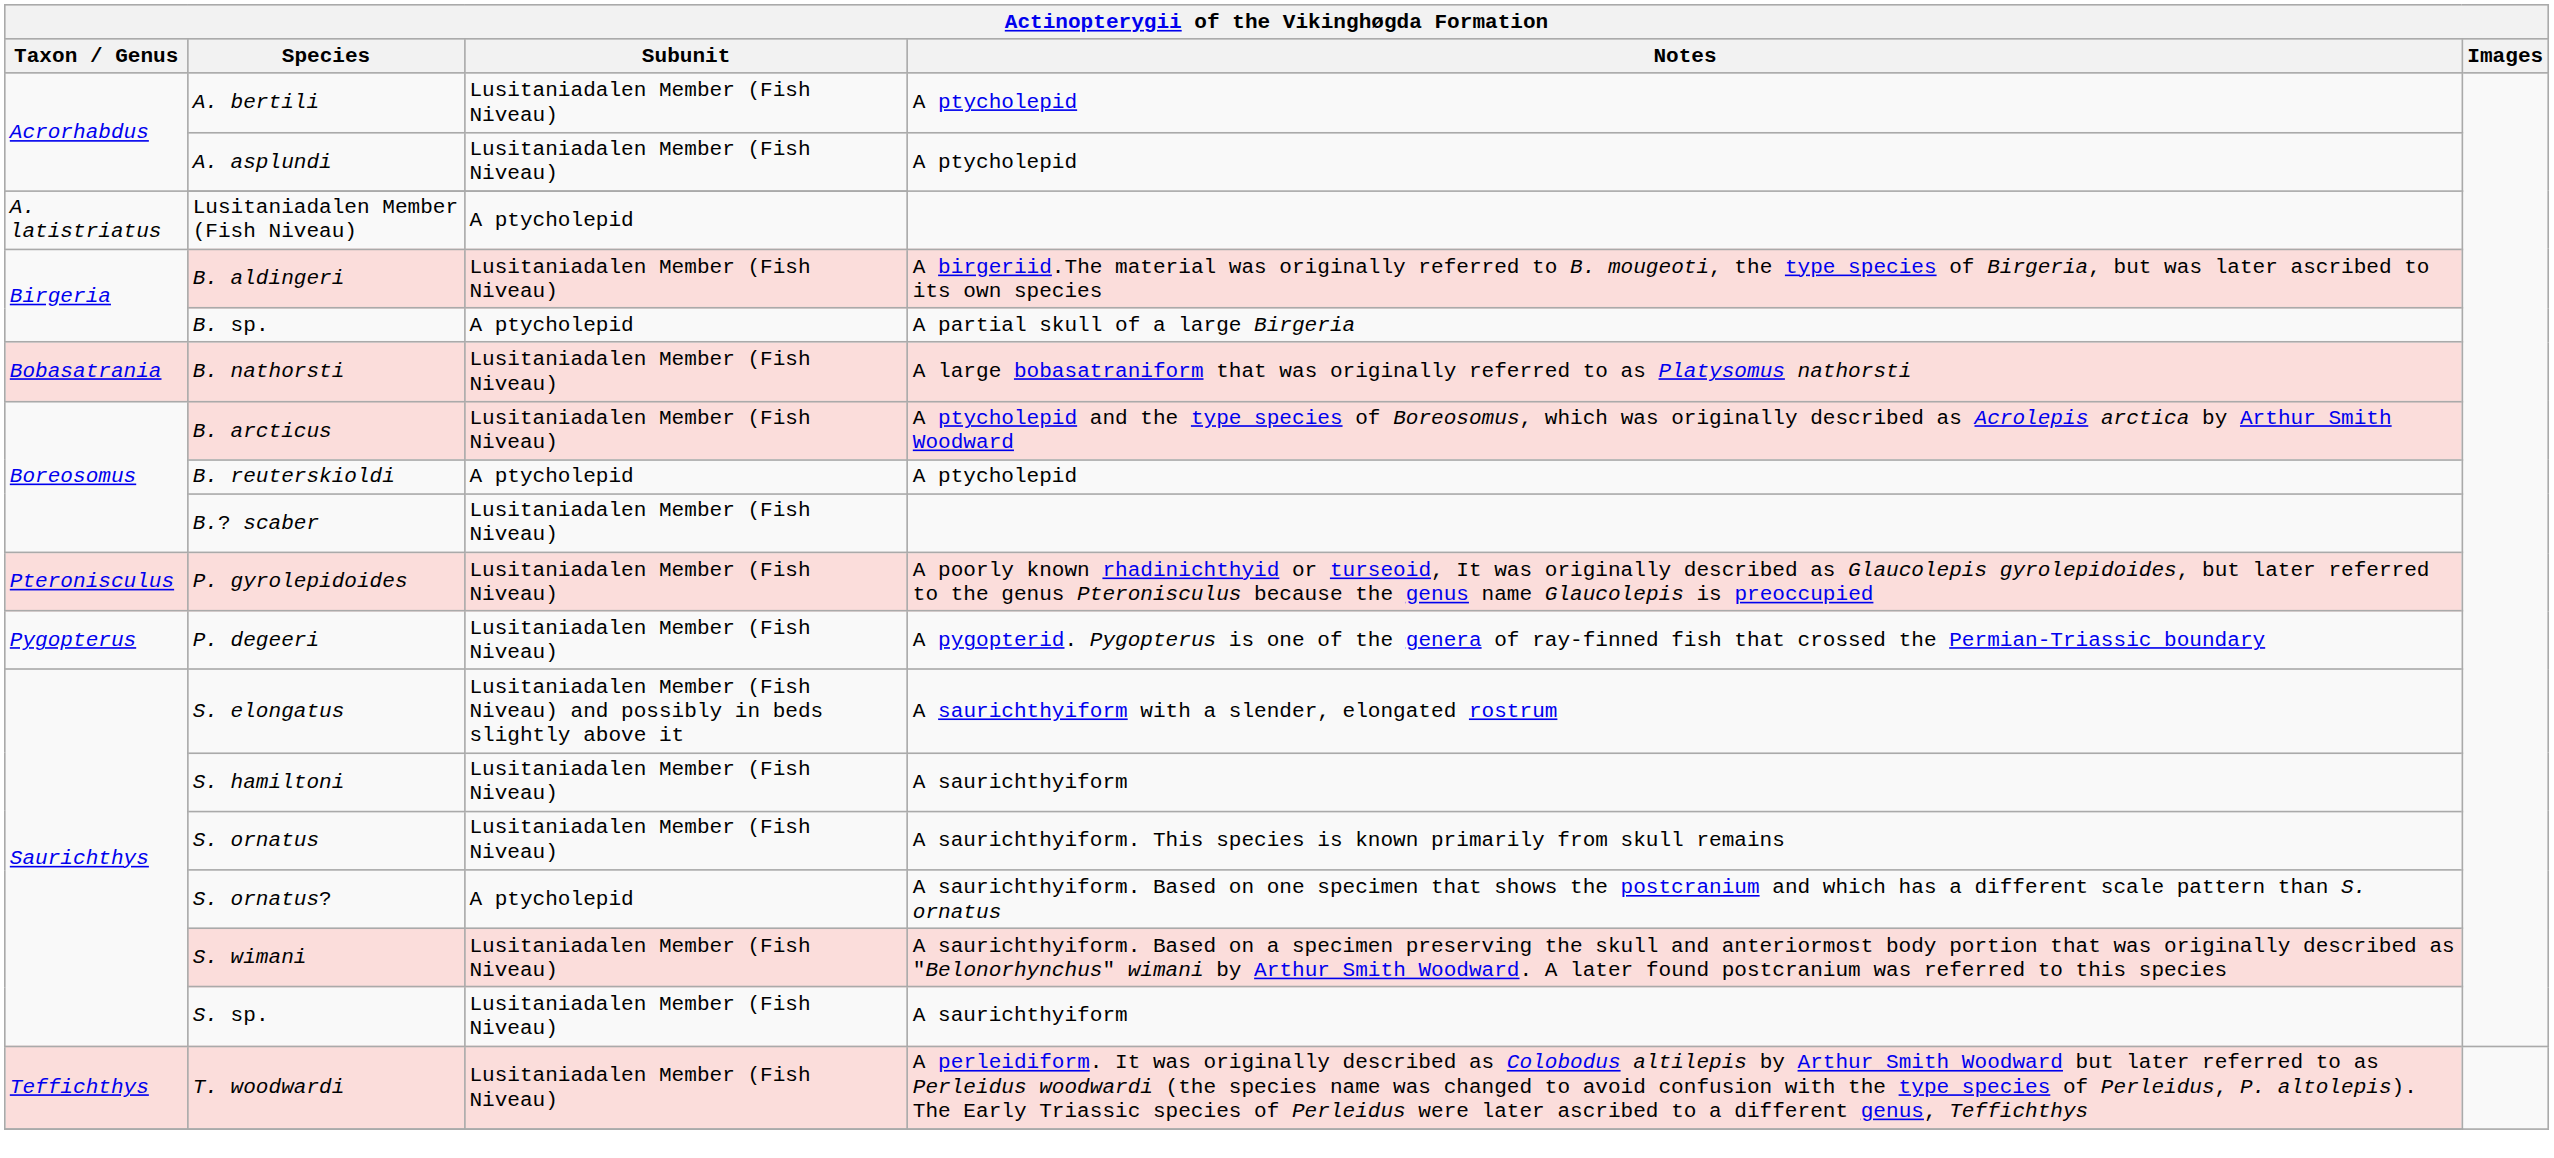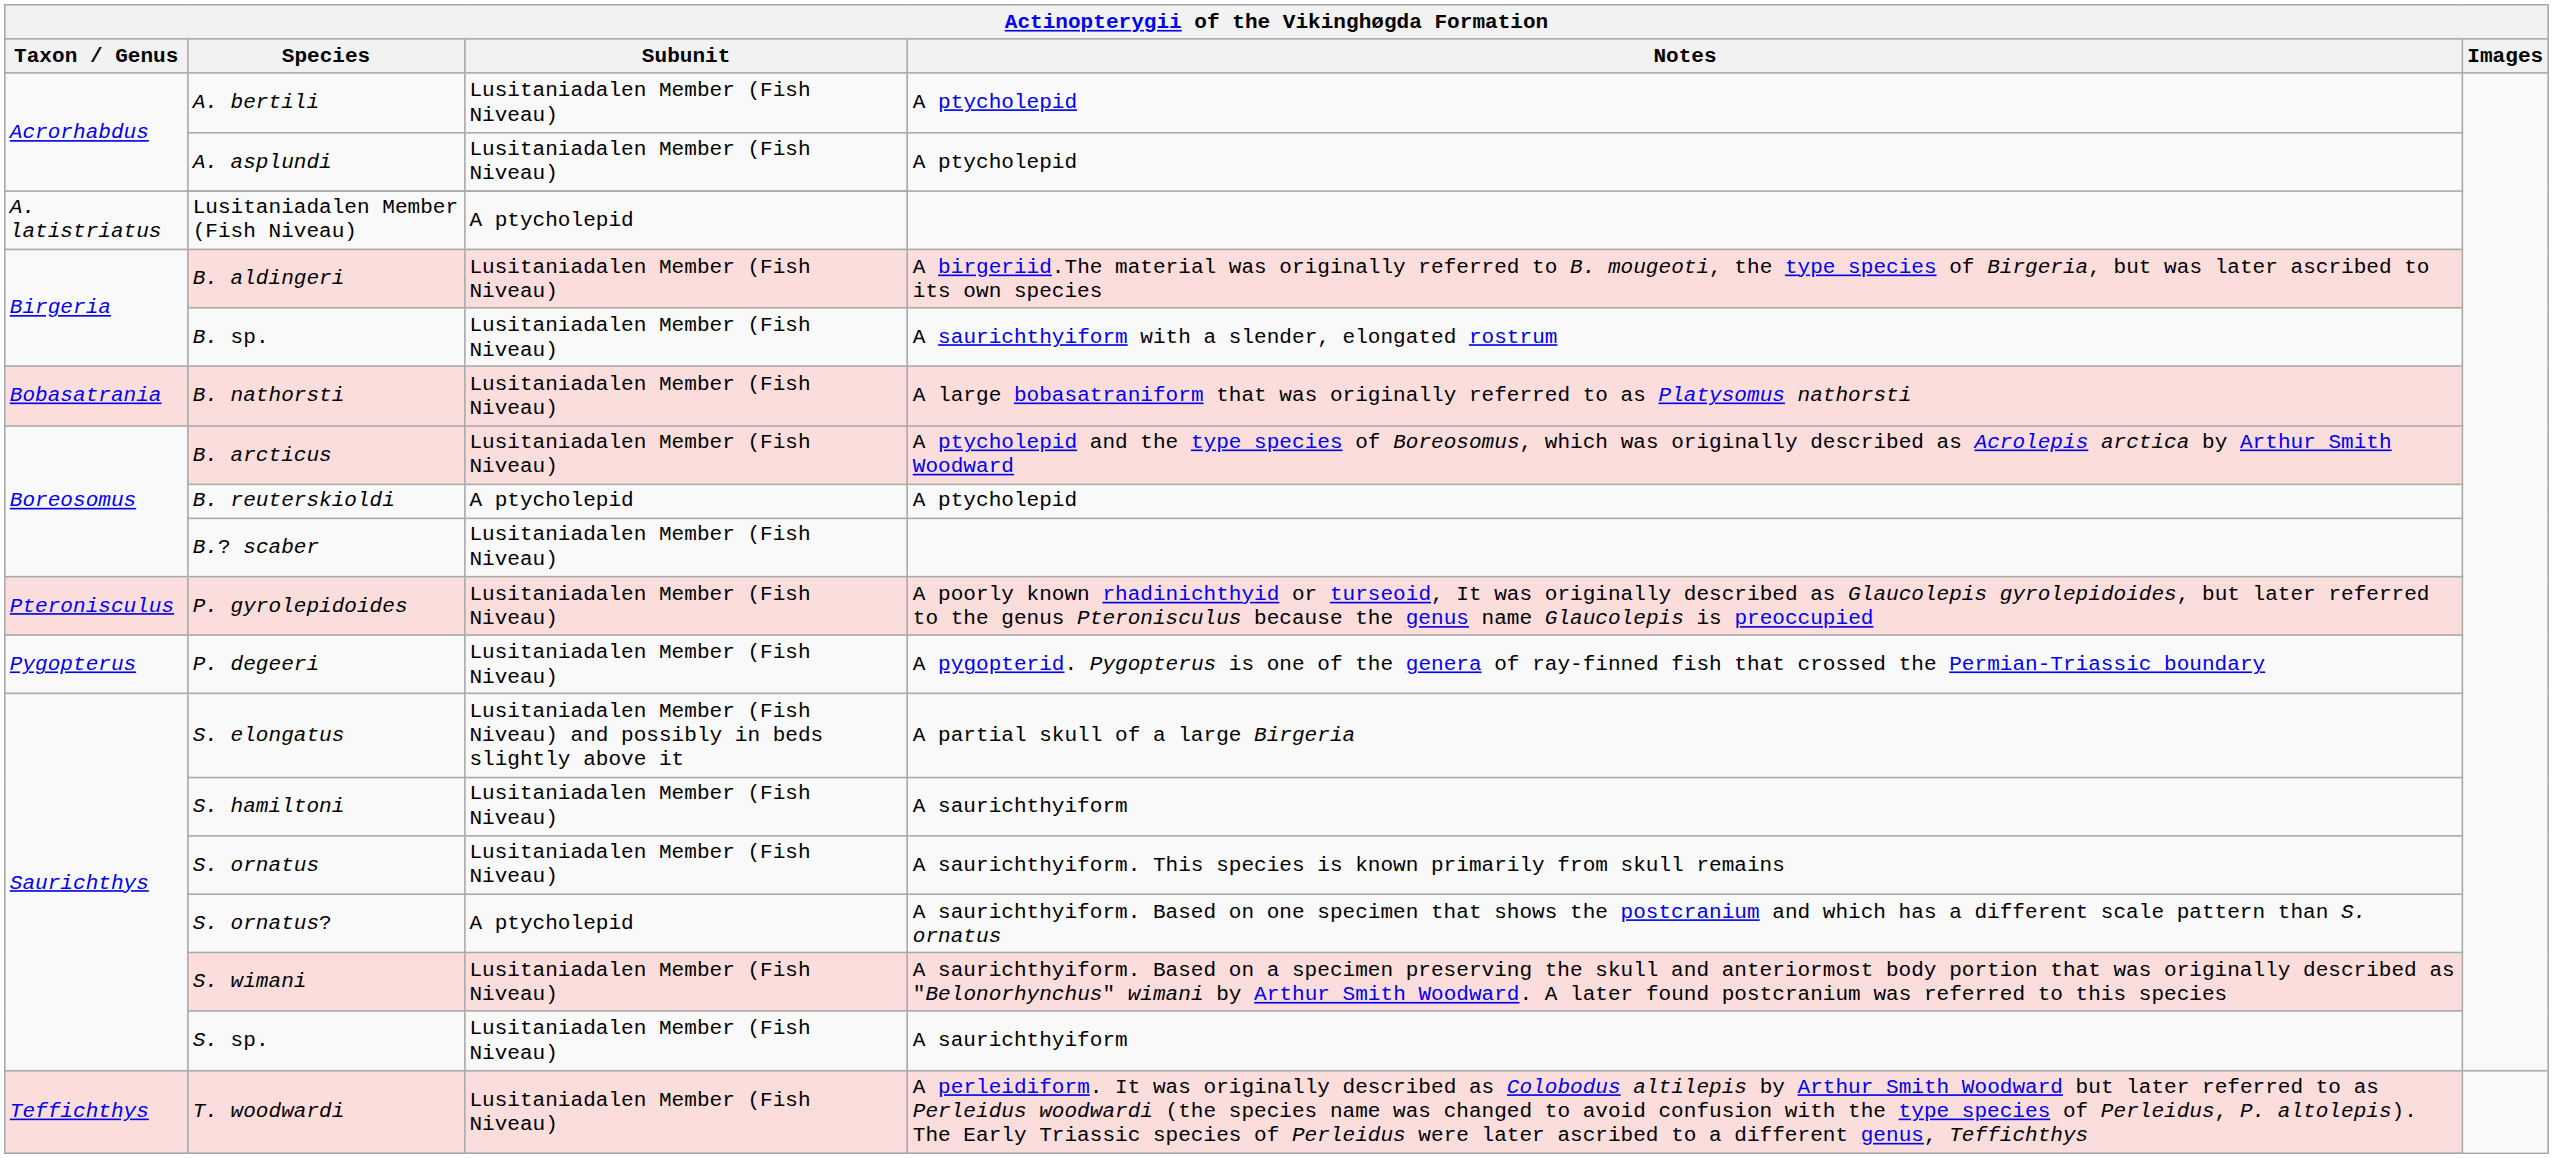(552, 325) A ptycholepid -> (640, 337) Lusitaniadalen Member (Fish Niveau)
(1134, 325) A partial skull of a large Birgeria -> (1235, 337) A saurichthyiform with a slender, elongated rostrum
(1235, 711) A saurichthyiform with a slender, elongated rostrum -> (1134, 735) A partial skull of a large Birgeria
